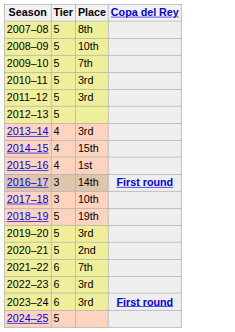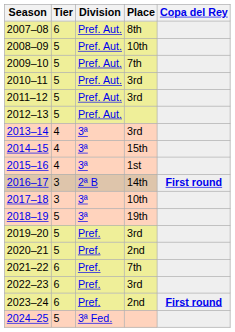+ column: (100, 13)
(56, 30) 5 -> (56, 30) 6
(86, 302) 3rd -> (136, 302) 2nd
